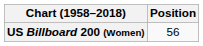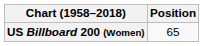(173, 32) 56 -> (173, 32) 65
